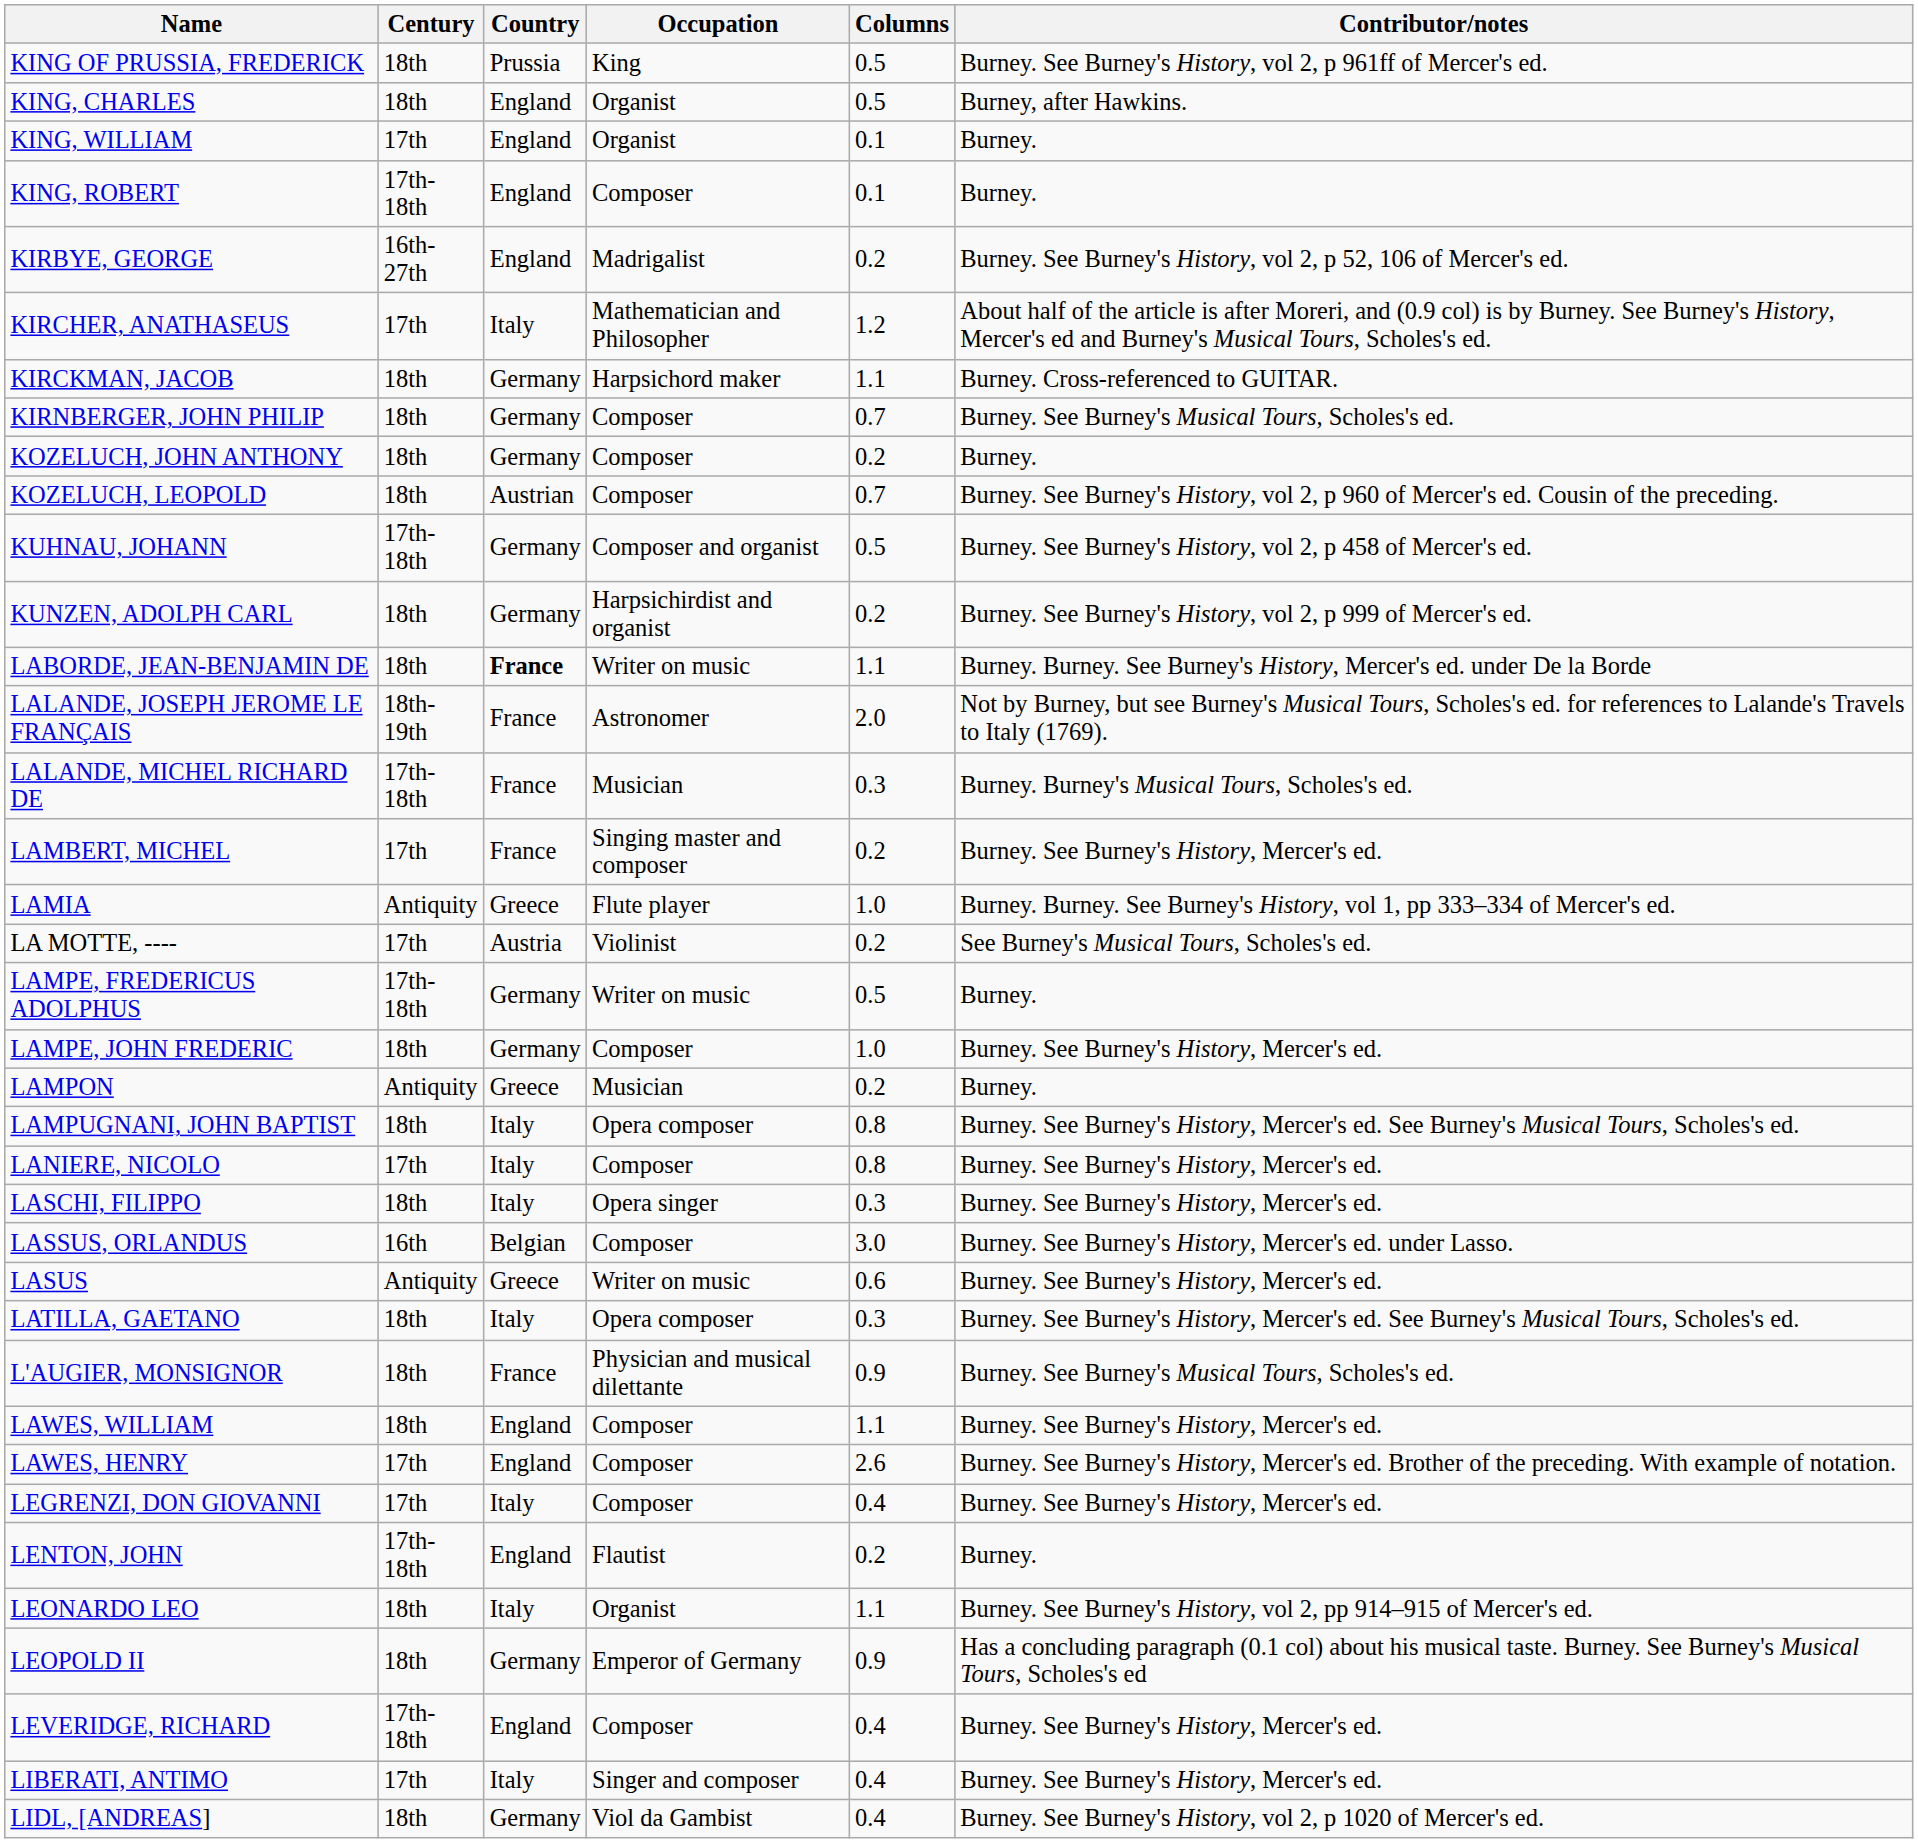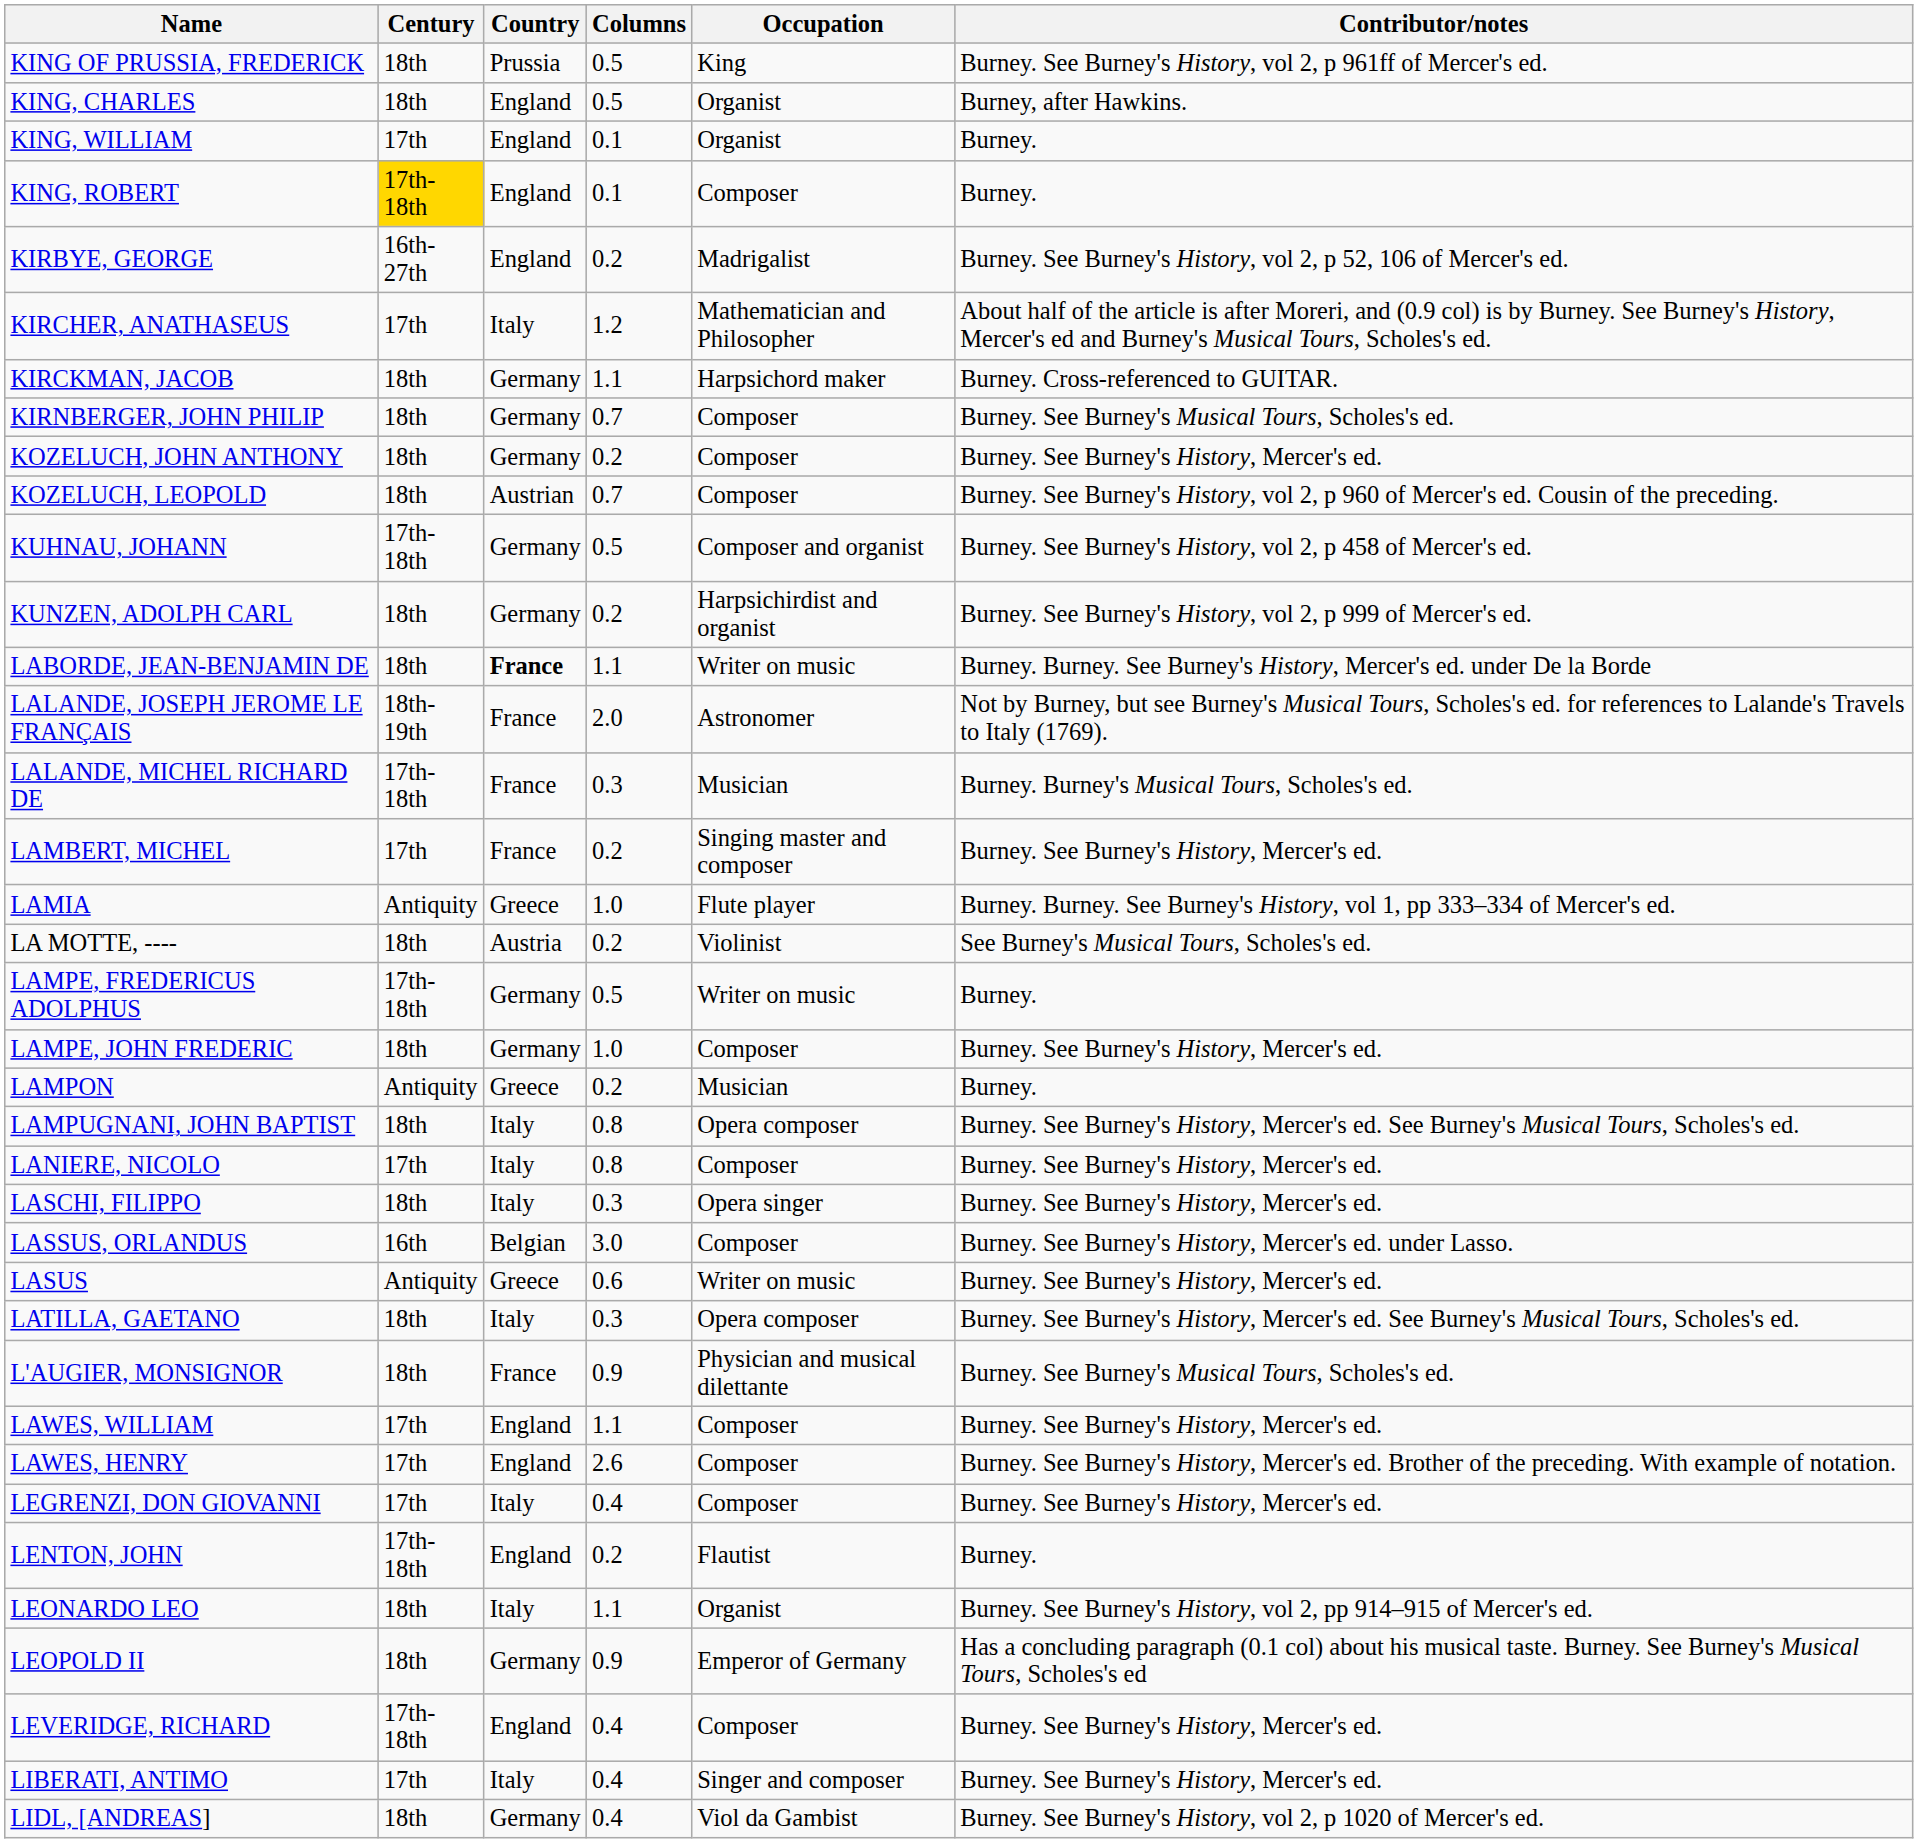columns swapped: (718, 23) <-> (902, 23)
(410, 192) no background -> (410, 192) gold background
(999, 455) Burney. -> (1171, 455) Burney. See Burney's History, Mercer's ed.
(405, 943) 17th -> (405, 943) 18th
(405, 1425) 18th -> (405, 1425) 17th
